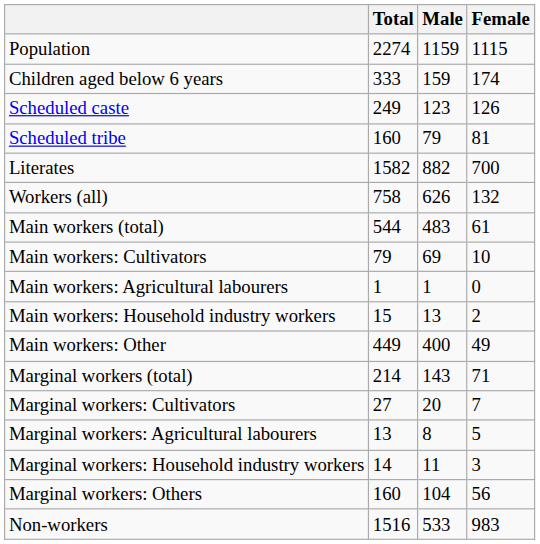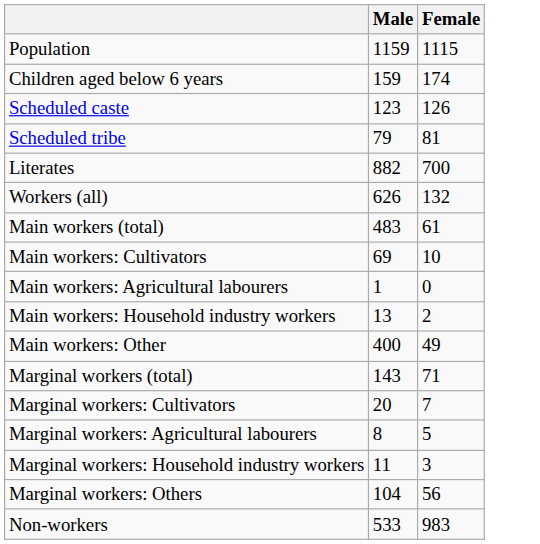- column: (393, 19)
